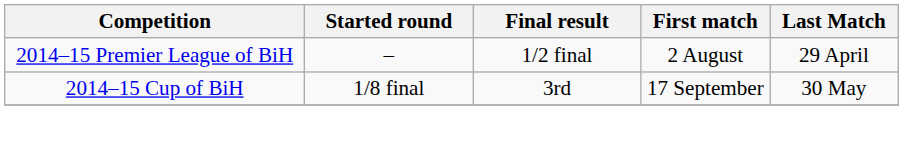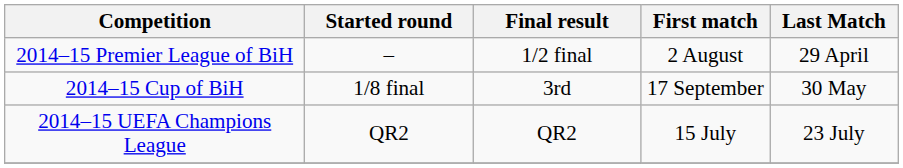+ row: (155, 133)
